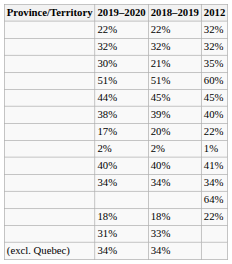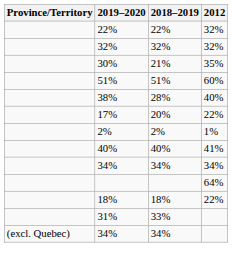- row: (107, 98)
(160, 115) 39% -> (160, 98) 28%
